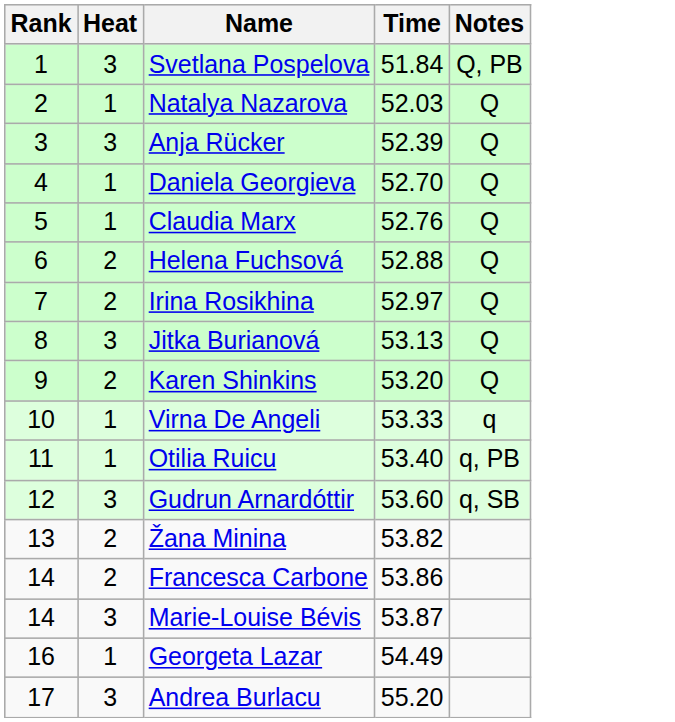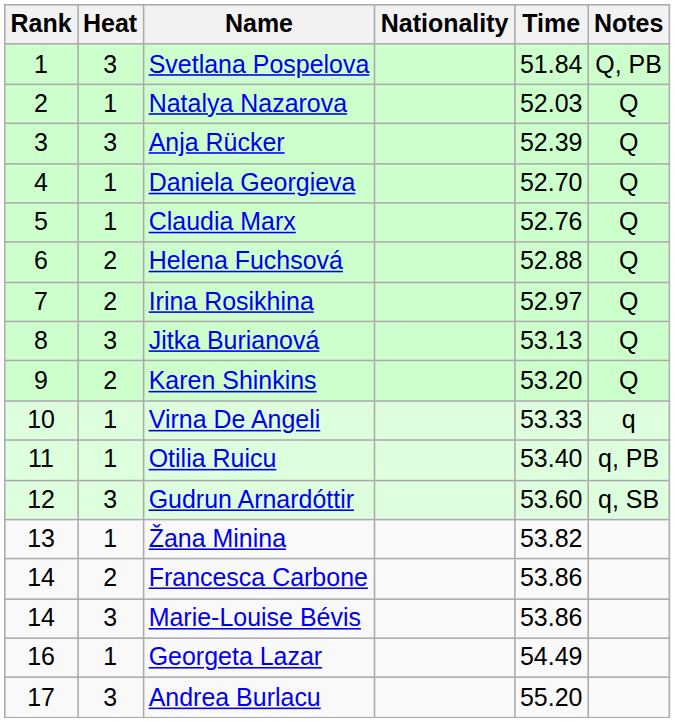+ column: (445, 24)
(110, 538) 2 -> (110, 538) 1
(412, 618) 53.87 -> (551, 618) 53.86
